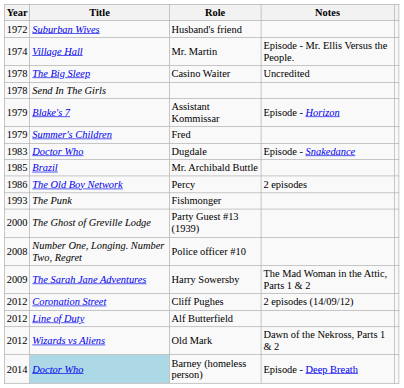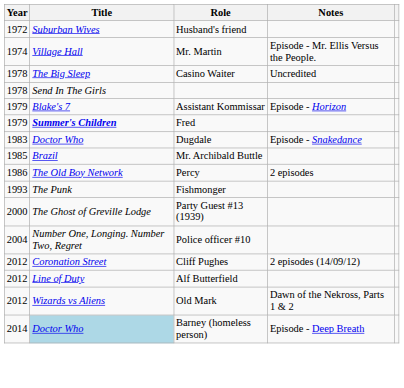(72, 135) normal -> (74, 123) bold
(17, 251) 2008 -> (17, 239) 2004
- row: (205, 279)
